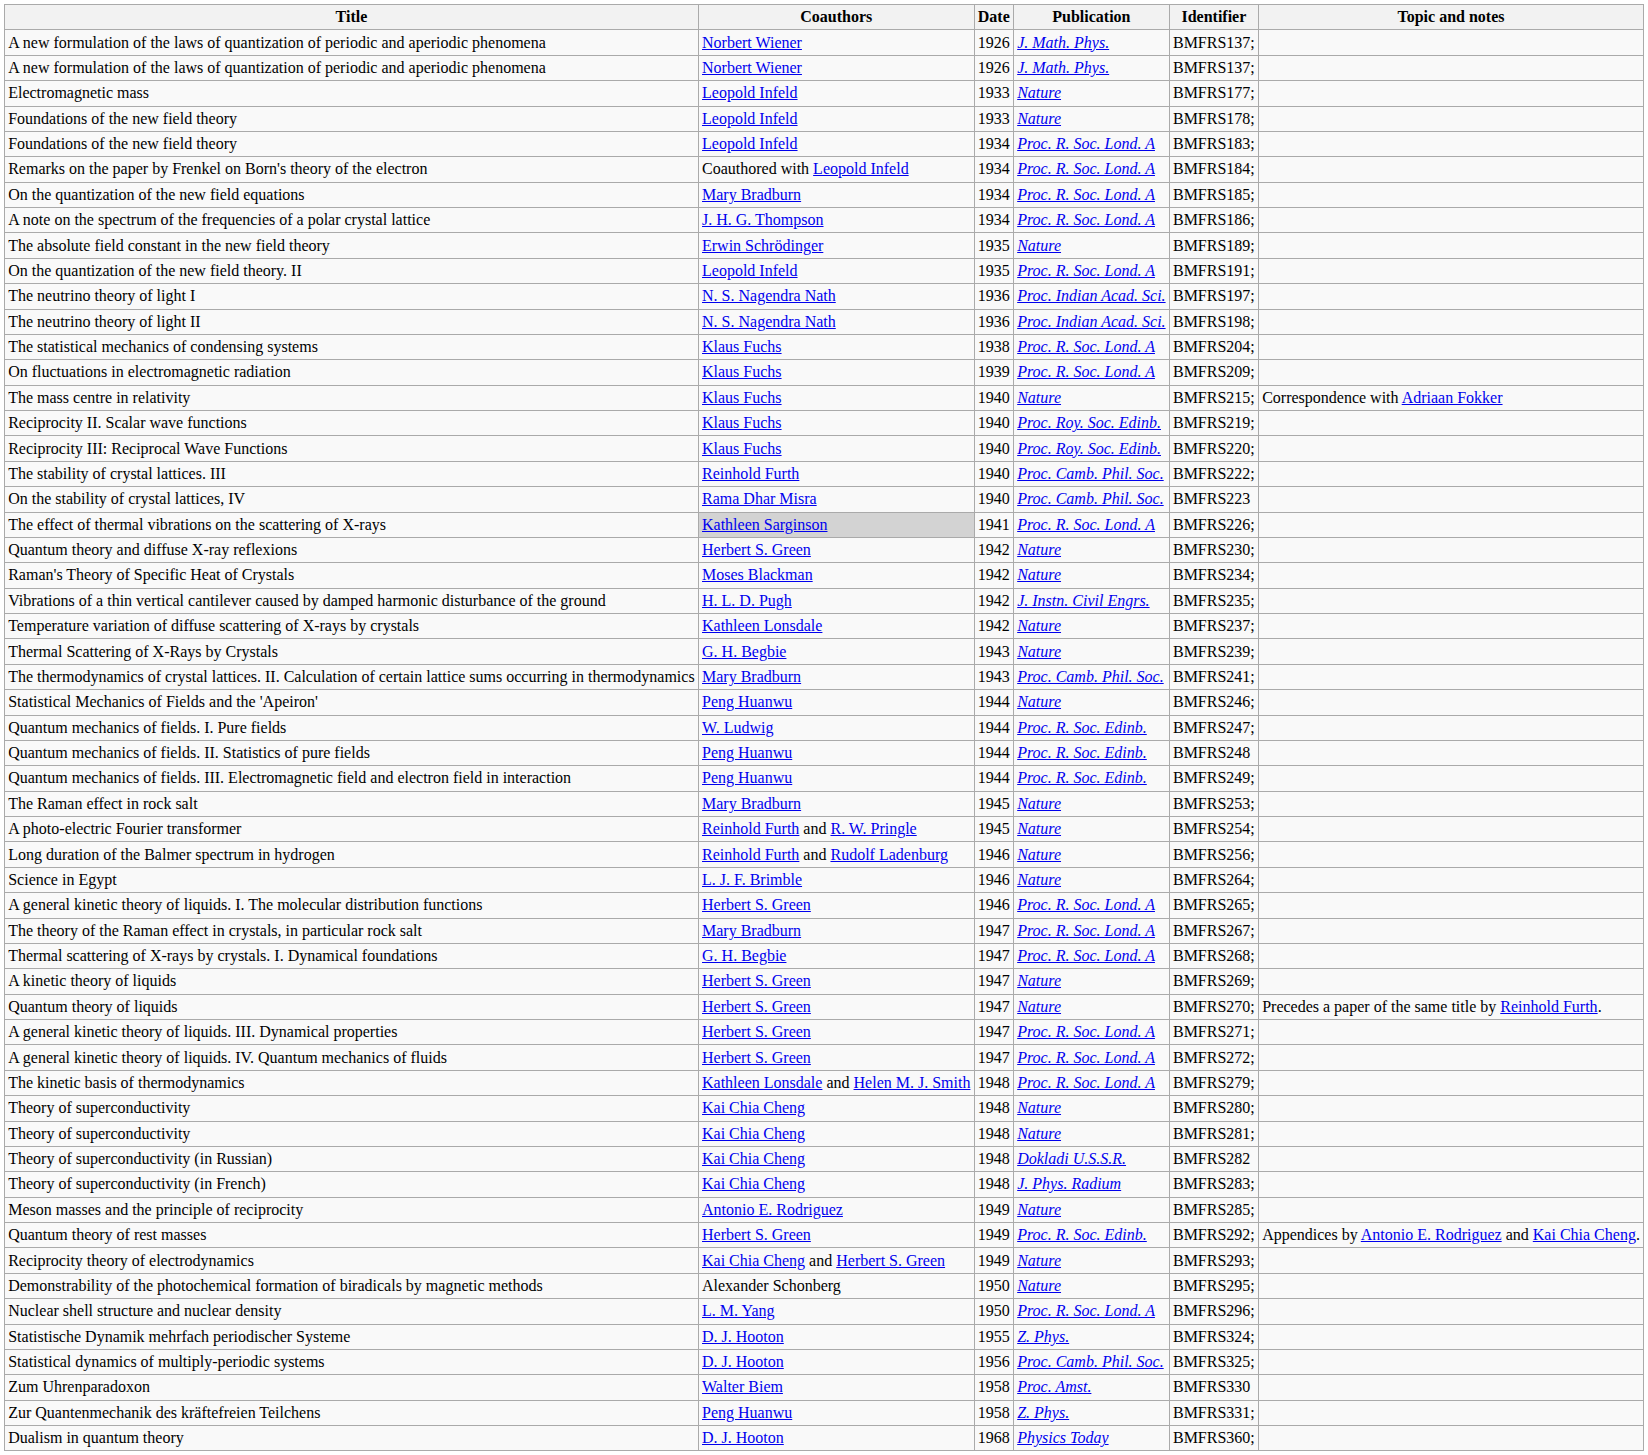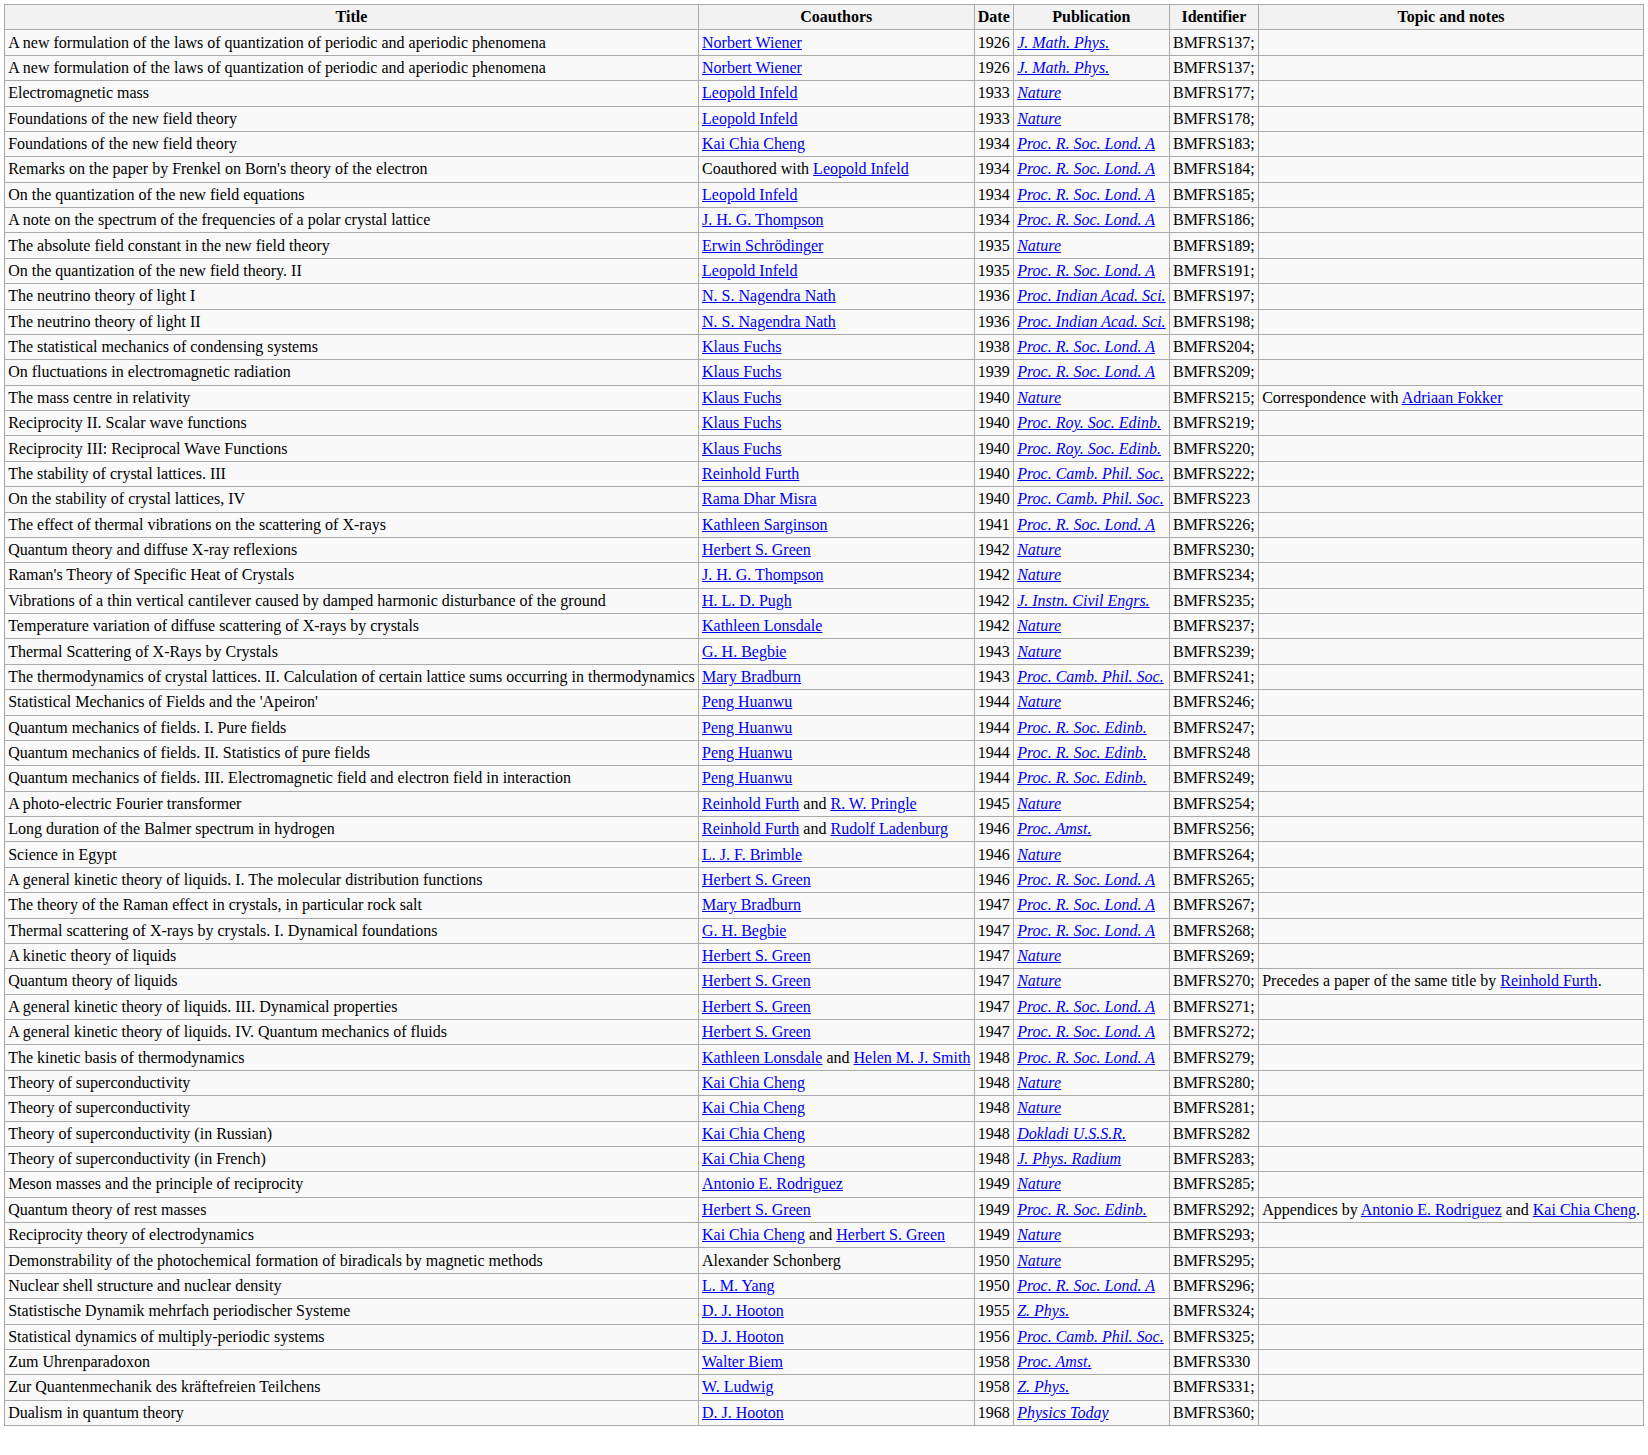(750, 144) Leopold Infeld -> (754, 144) Kai Chia Cheng
(752, 194) Mary Bradburn -> (750, 194) Leopold Infeld
(765, 524) lightgrey background -> (765, 524) no background
(757, 575) Moses Blackman -> (763, 575) J. H. G. Thompson
(738, 727) W. Ludwig -> (747, 727) Peng Huanwu
- row: (103, 803)
(1039, 854) Nature -> (1054, 829) Proc. Amst.
(747, 1412) Peng Huanwu -> (738, 1387) W. Ludwig
